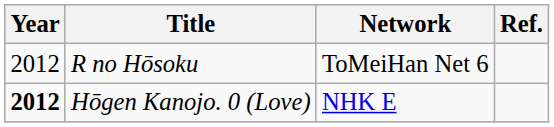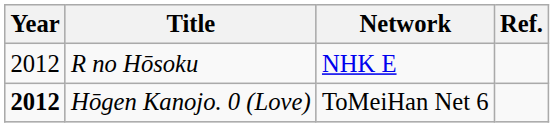(405, 63) ToMeiHan Net 6 -> (359, 63) NHK E
(359, 102) NHK E -> (405, 102) ToMeiHan Net 6
